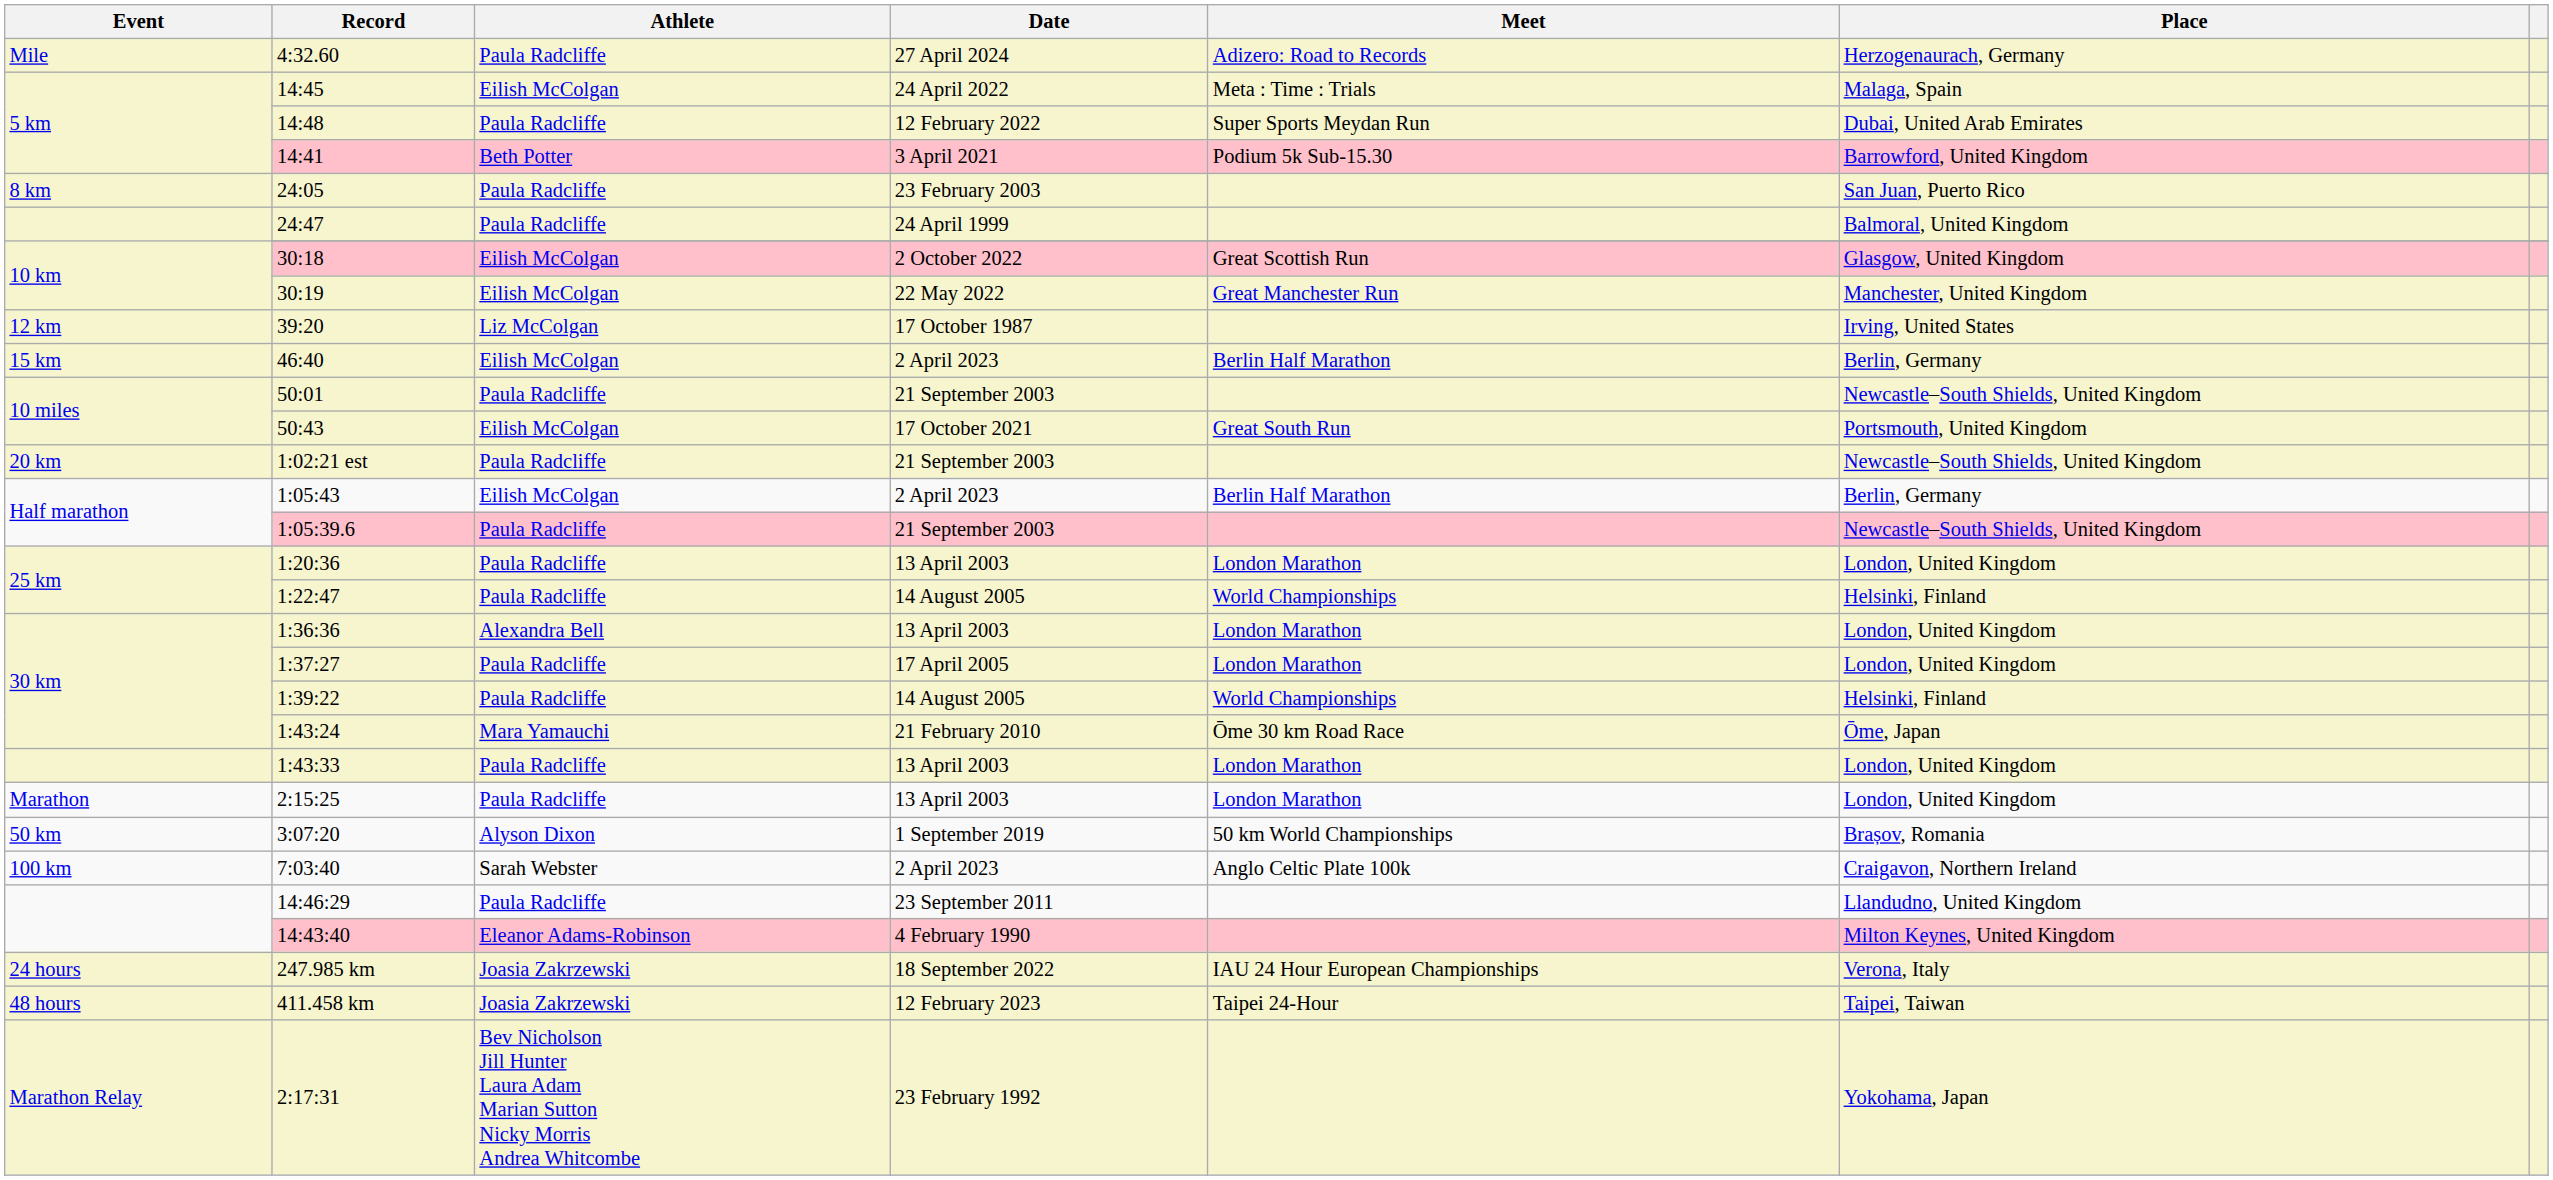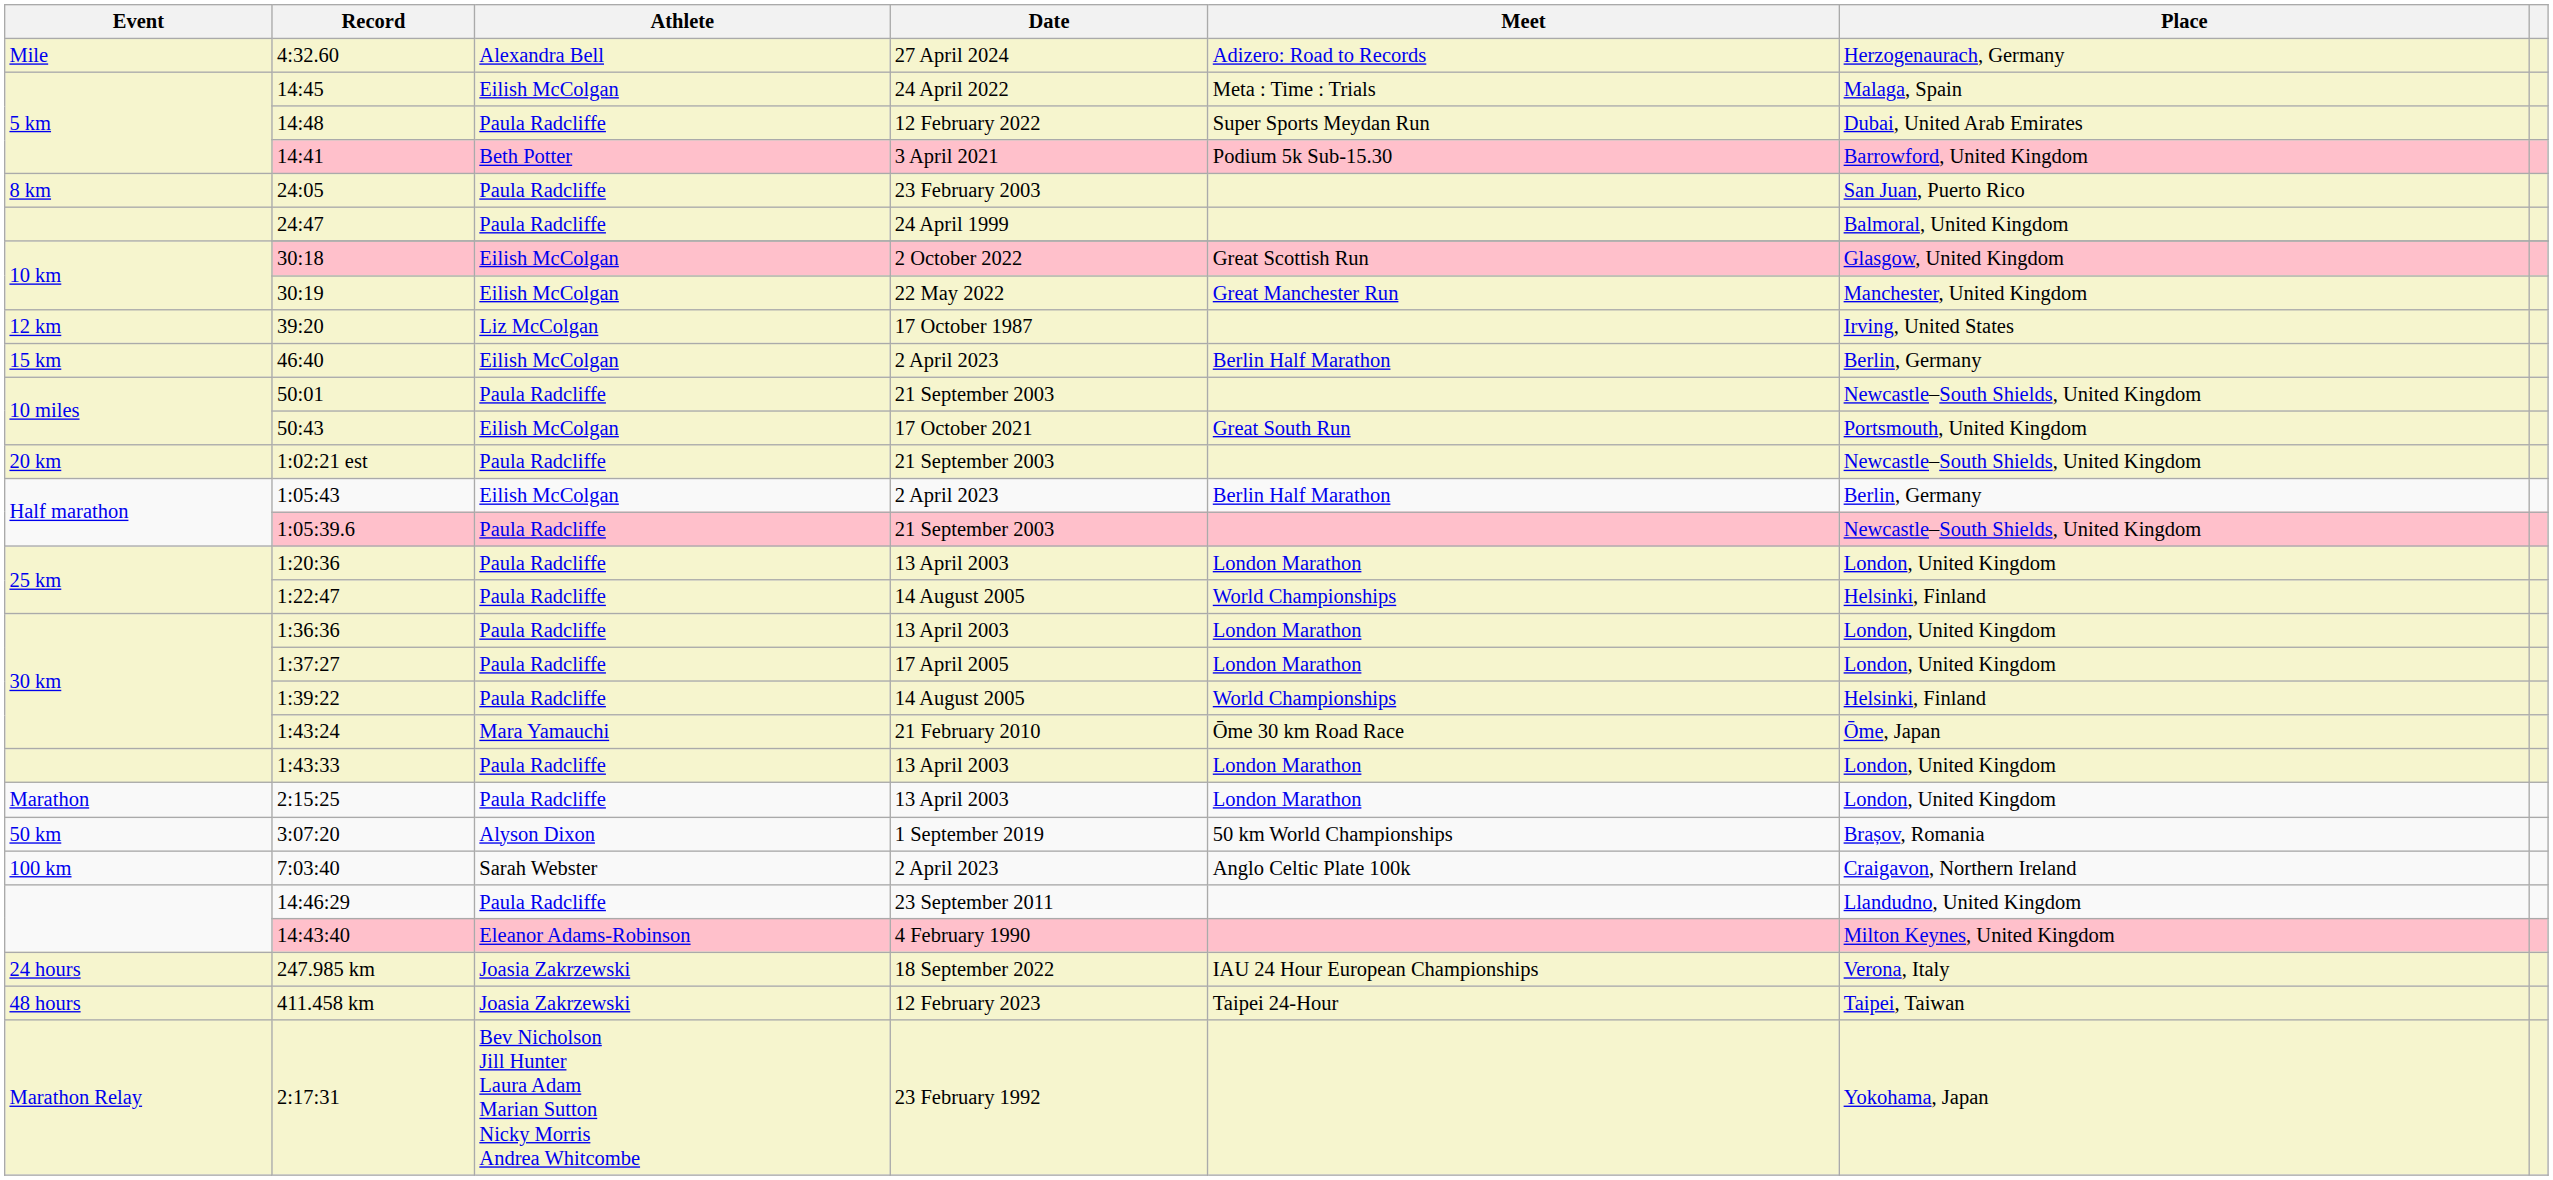(543, 55) Paula Radcliffe -> (542, 55) Alexandra Bell
(542, 630) Alexandra Bell -> (543, 630) Paula Radcliffe
